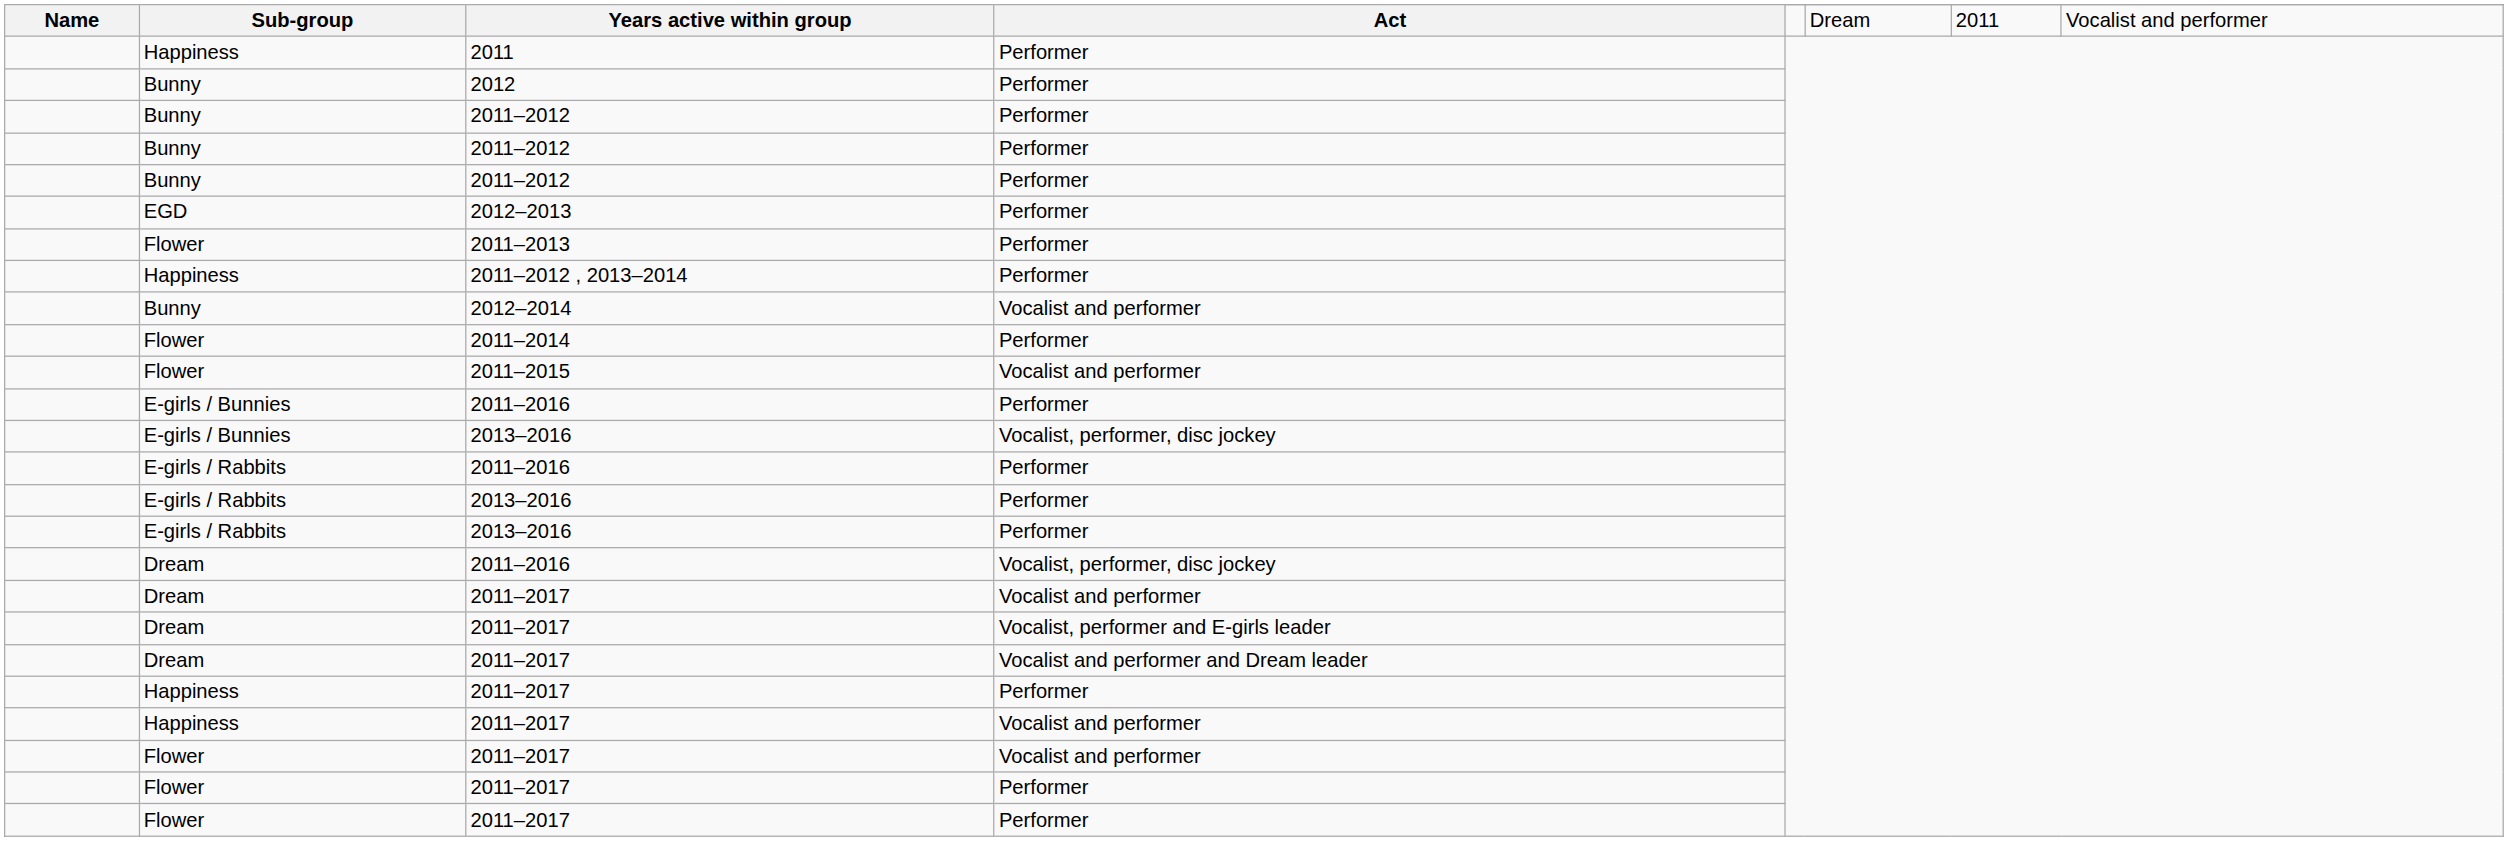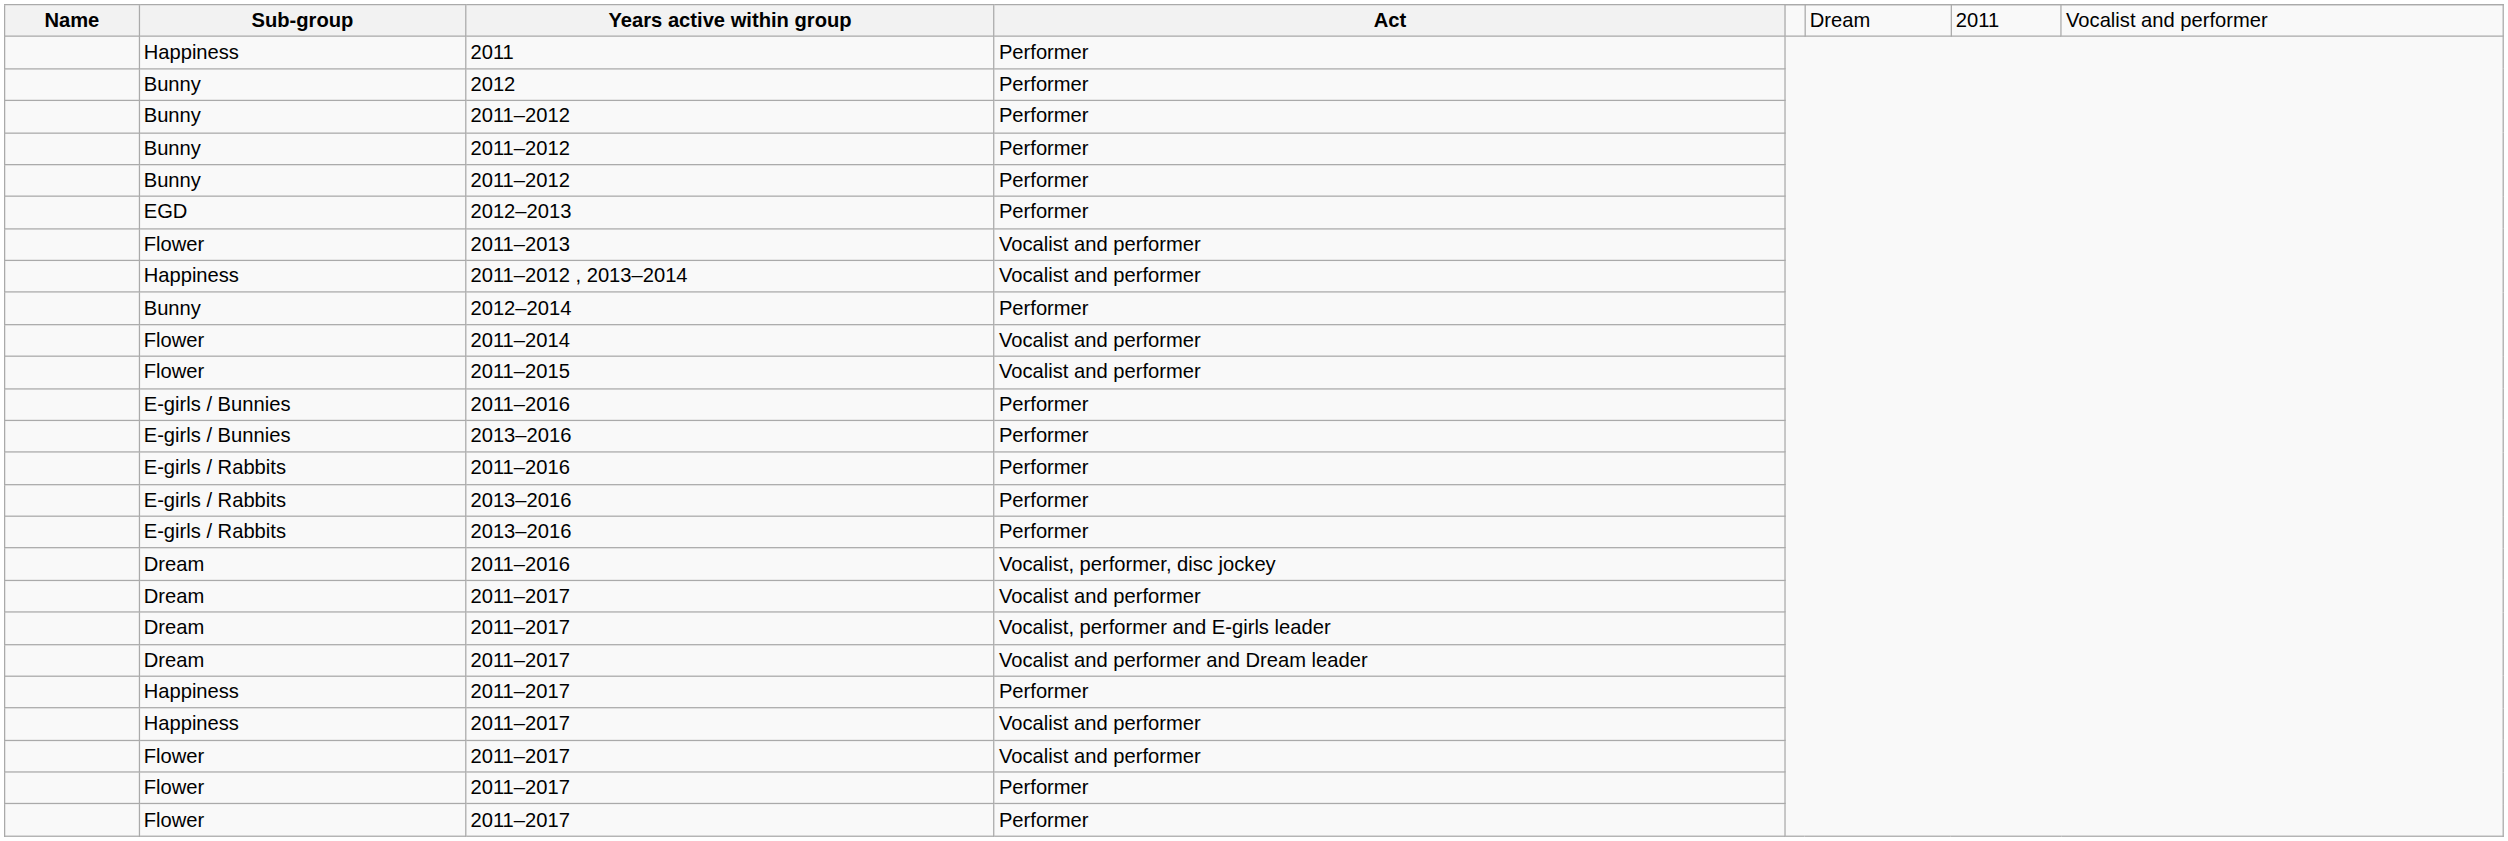(1044, 244) Performer -> (1100, 244) Vocalist and performer
(1044, 276) Performer -> (1100, 276) Vocalist and performer
(1100, 308) Vocalist and performer -> (1044, 308) Performer
(1044, 340) Performer -> (1100, 340) Vocalist and performer
(1137, 436) Vocalist, performer, disc jockey -> (1044, 436) Performer
